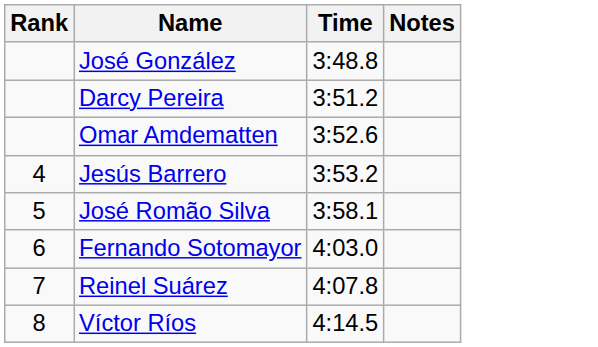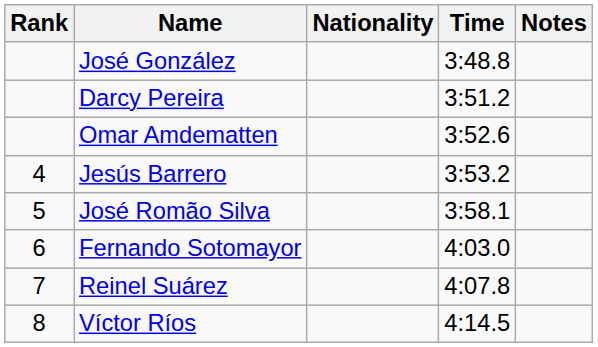+ column: (373, 23)
